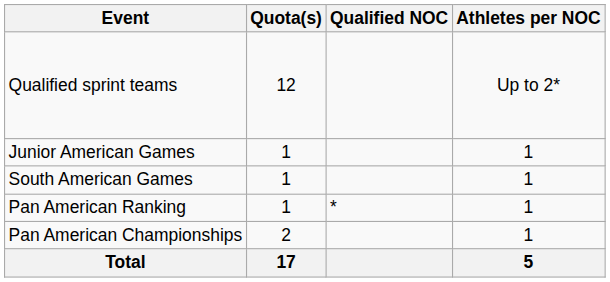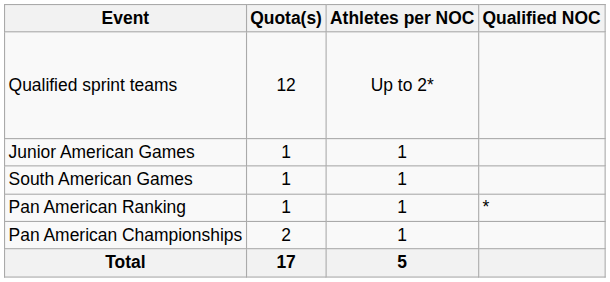columns swapped: (389, 18) <-> (528, 18)
